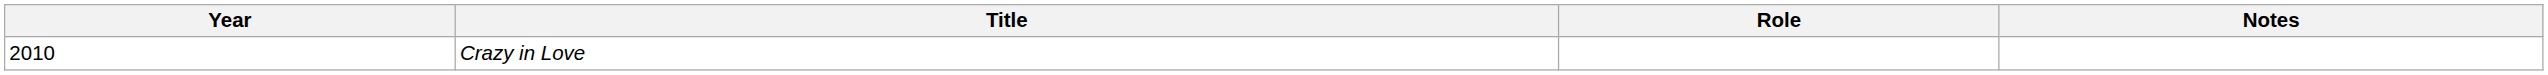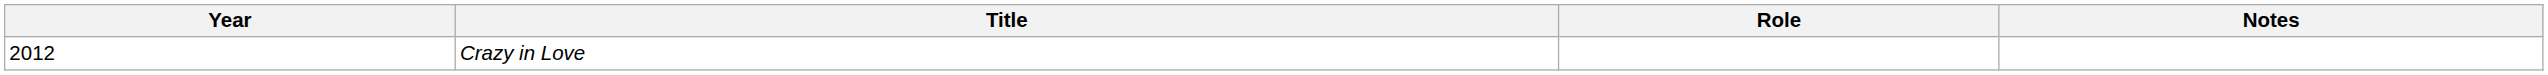(32, 53) 2010 -> (32, 53) 2012
